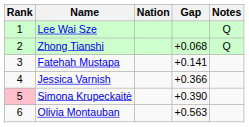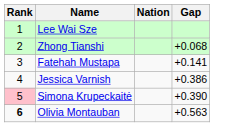- column: (227, 12)
(191, 79) +0.366 -> (191, 79) +0.386
(20, 113) normal -> (20, 113) bold
